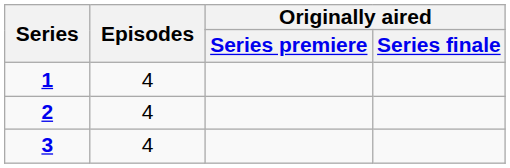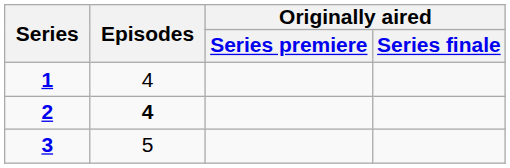(148, 112) normal -> (148, 112) bold
(148, 145) 4 -> (148, 145) 5
